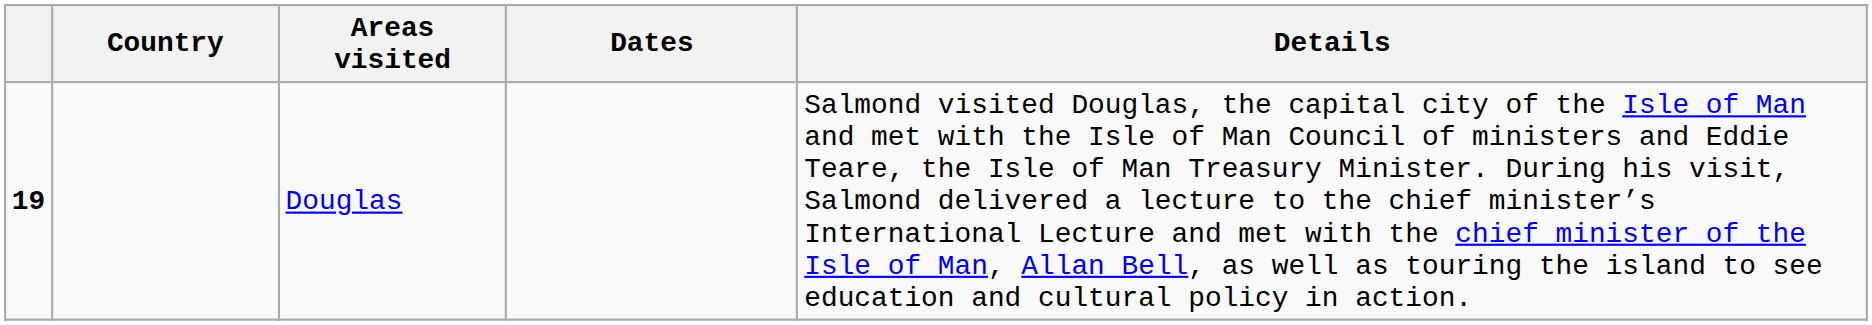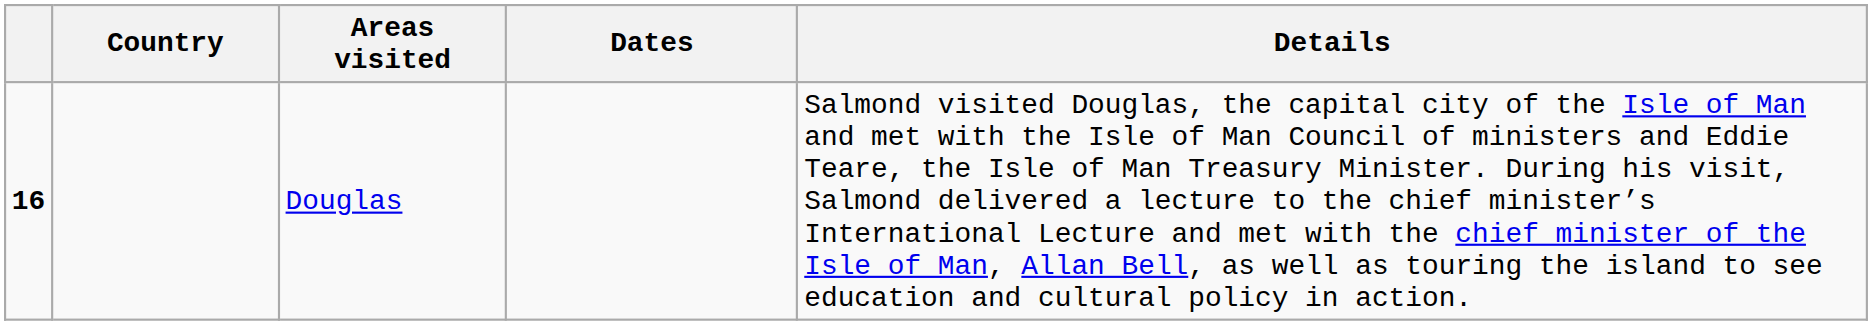(28, 201) 19 -> (28, 201) 16
